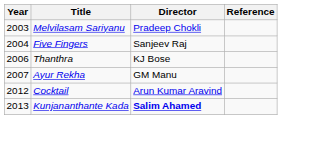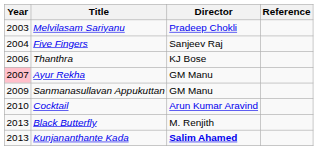(18, 75) no background -> (18, 75) pink background
+ row: (99, 91)
(18, 91) 2012 -> (18, 106) 2010
+ row: (65, 122)
